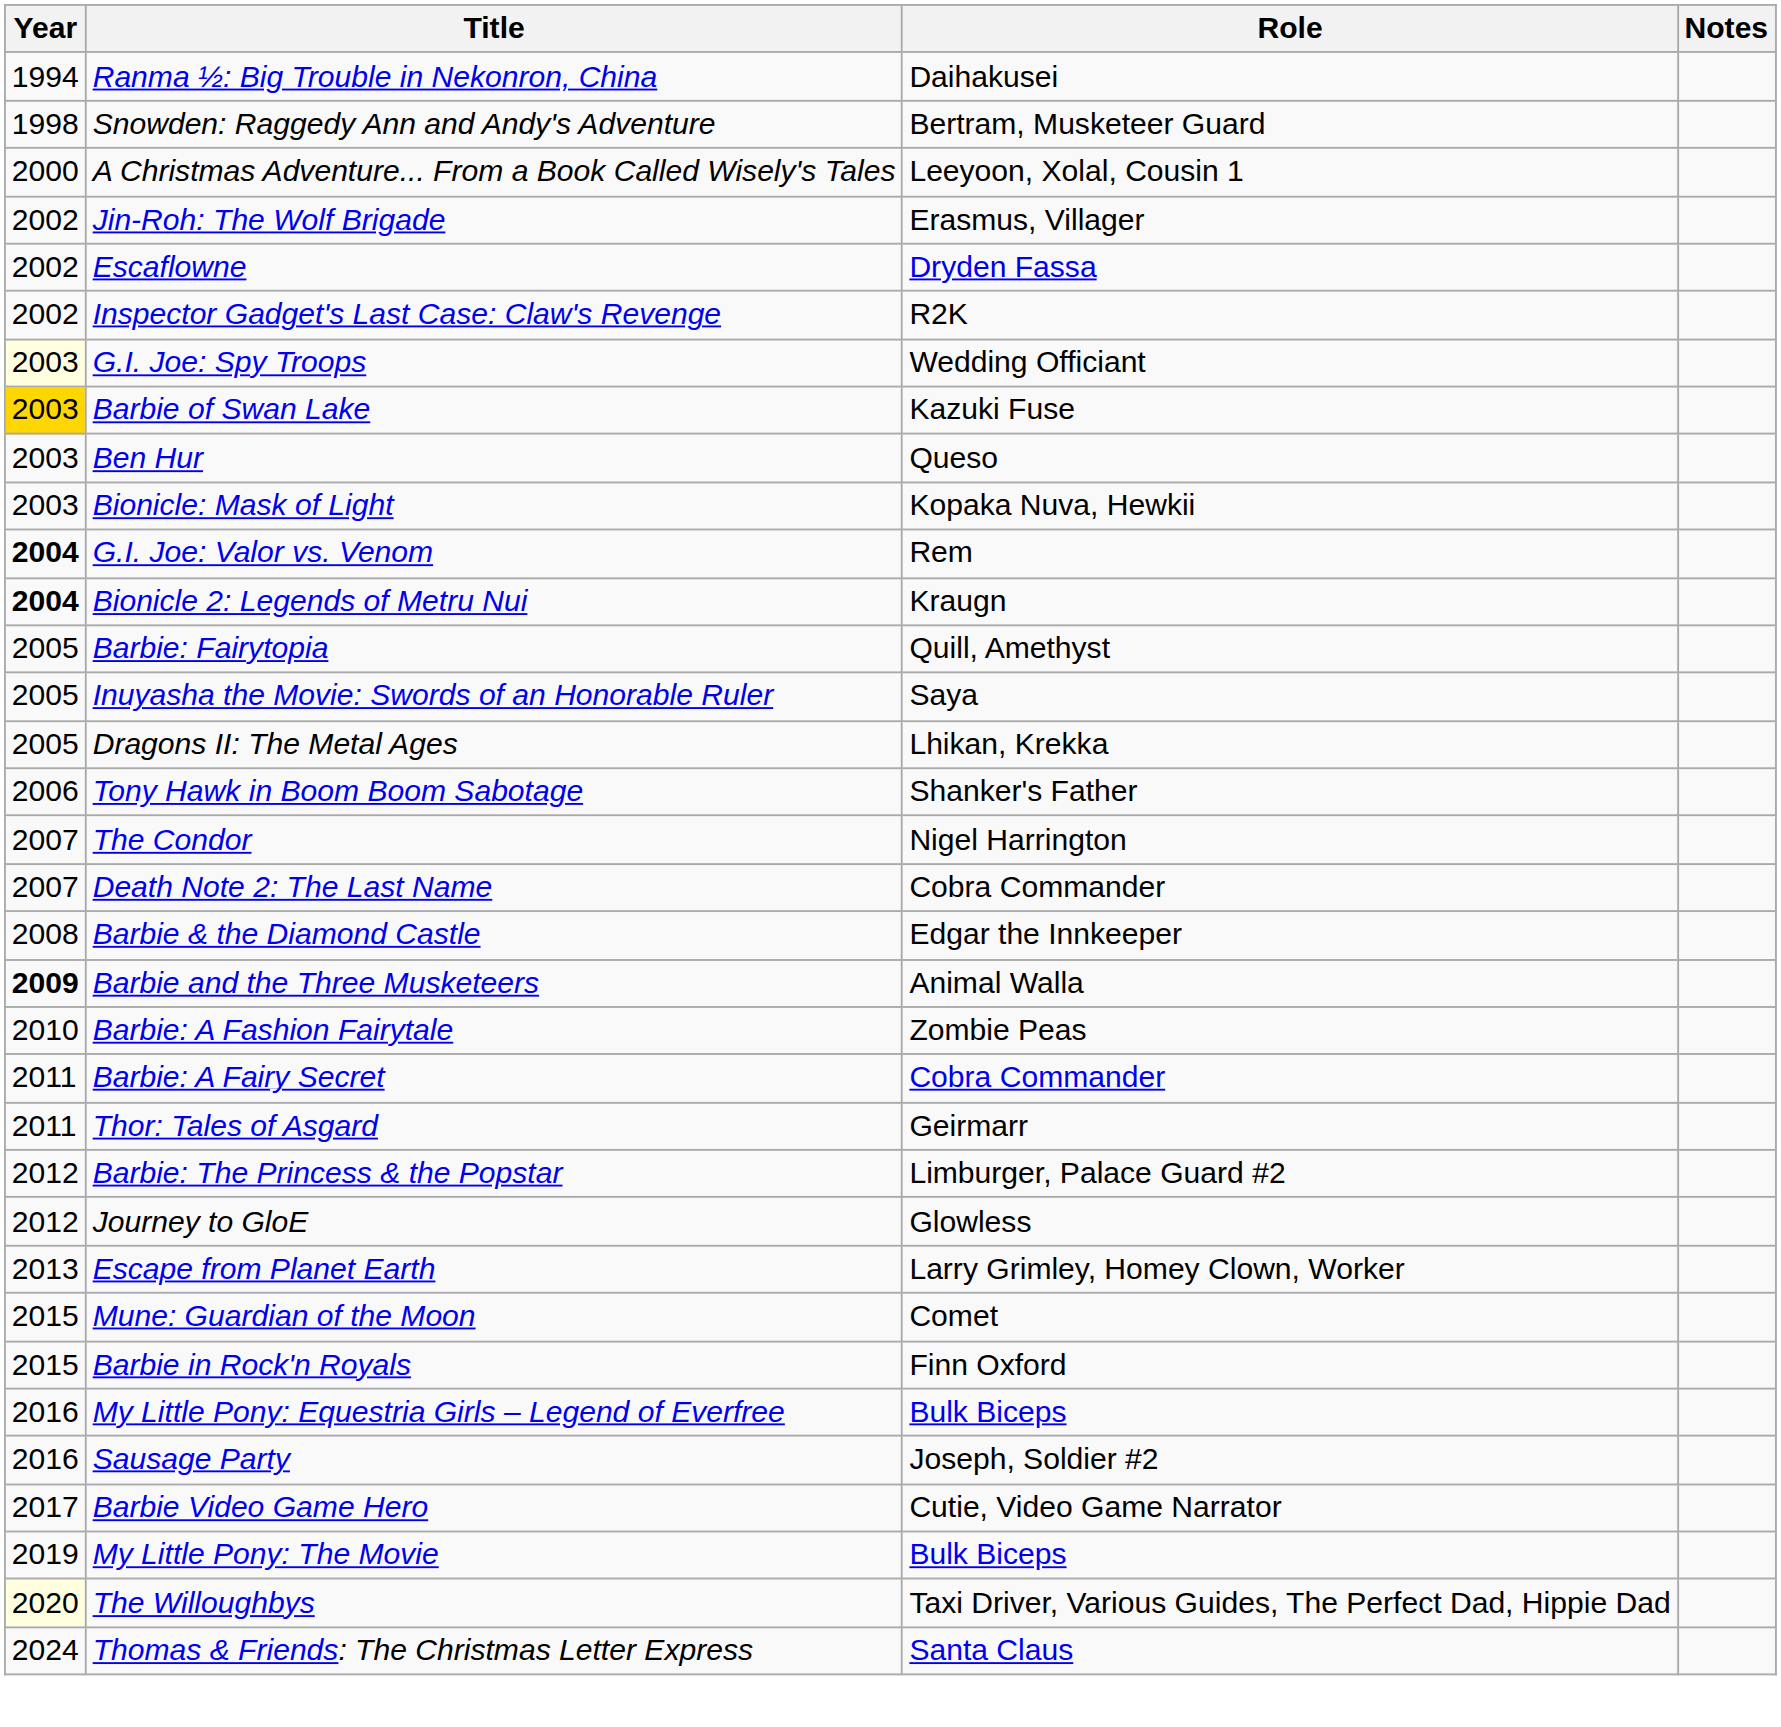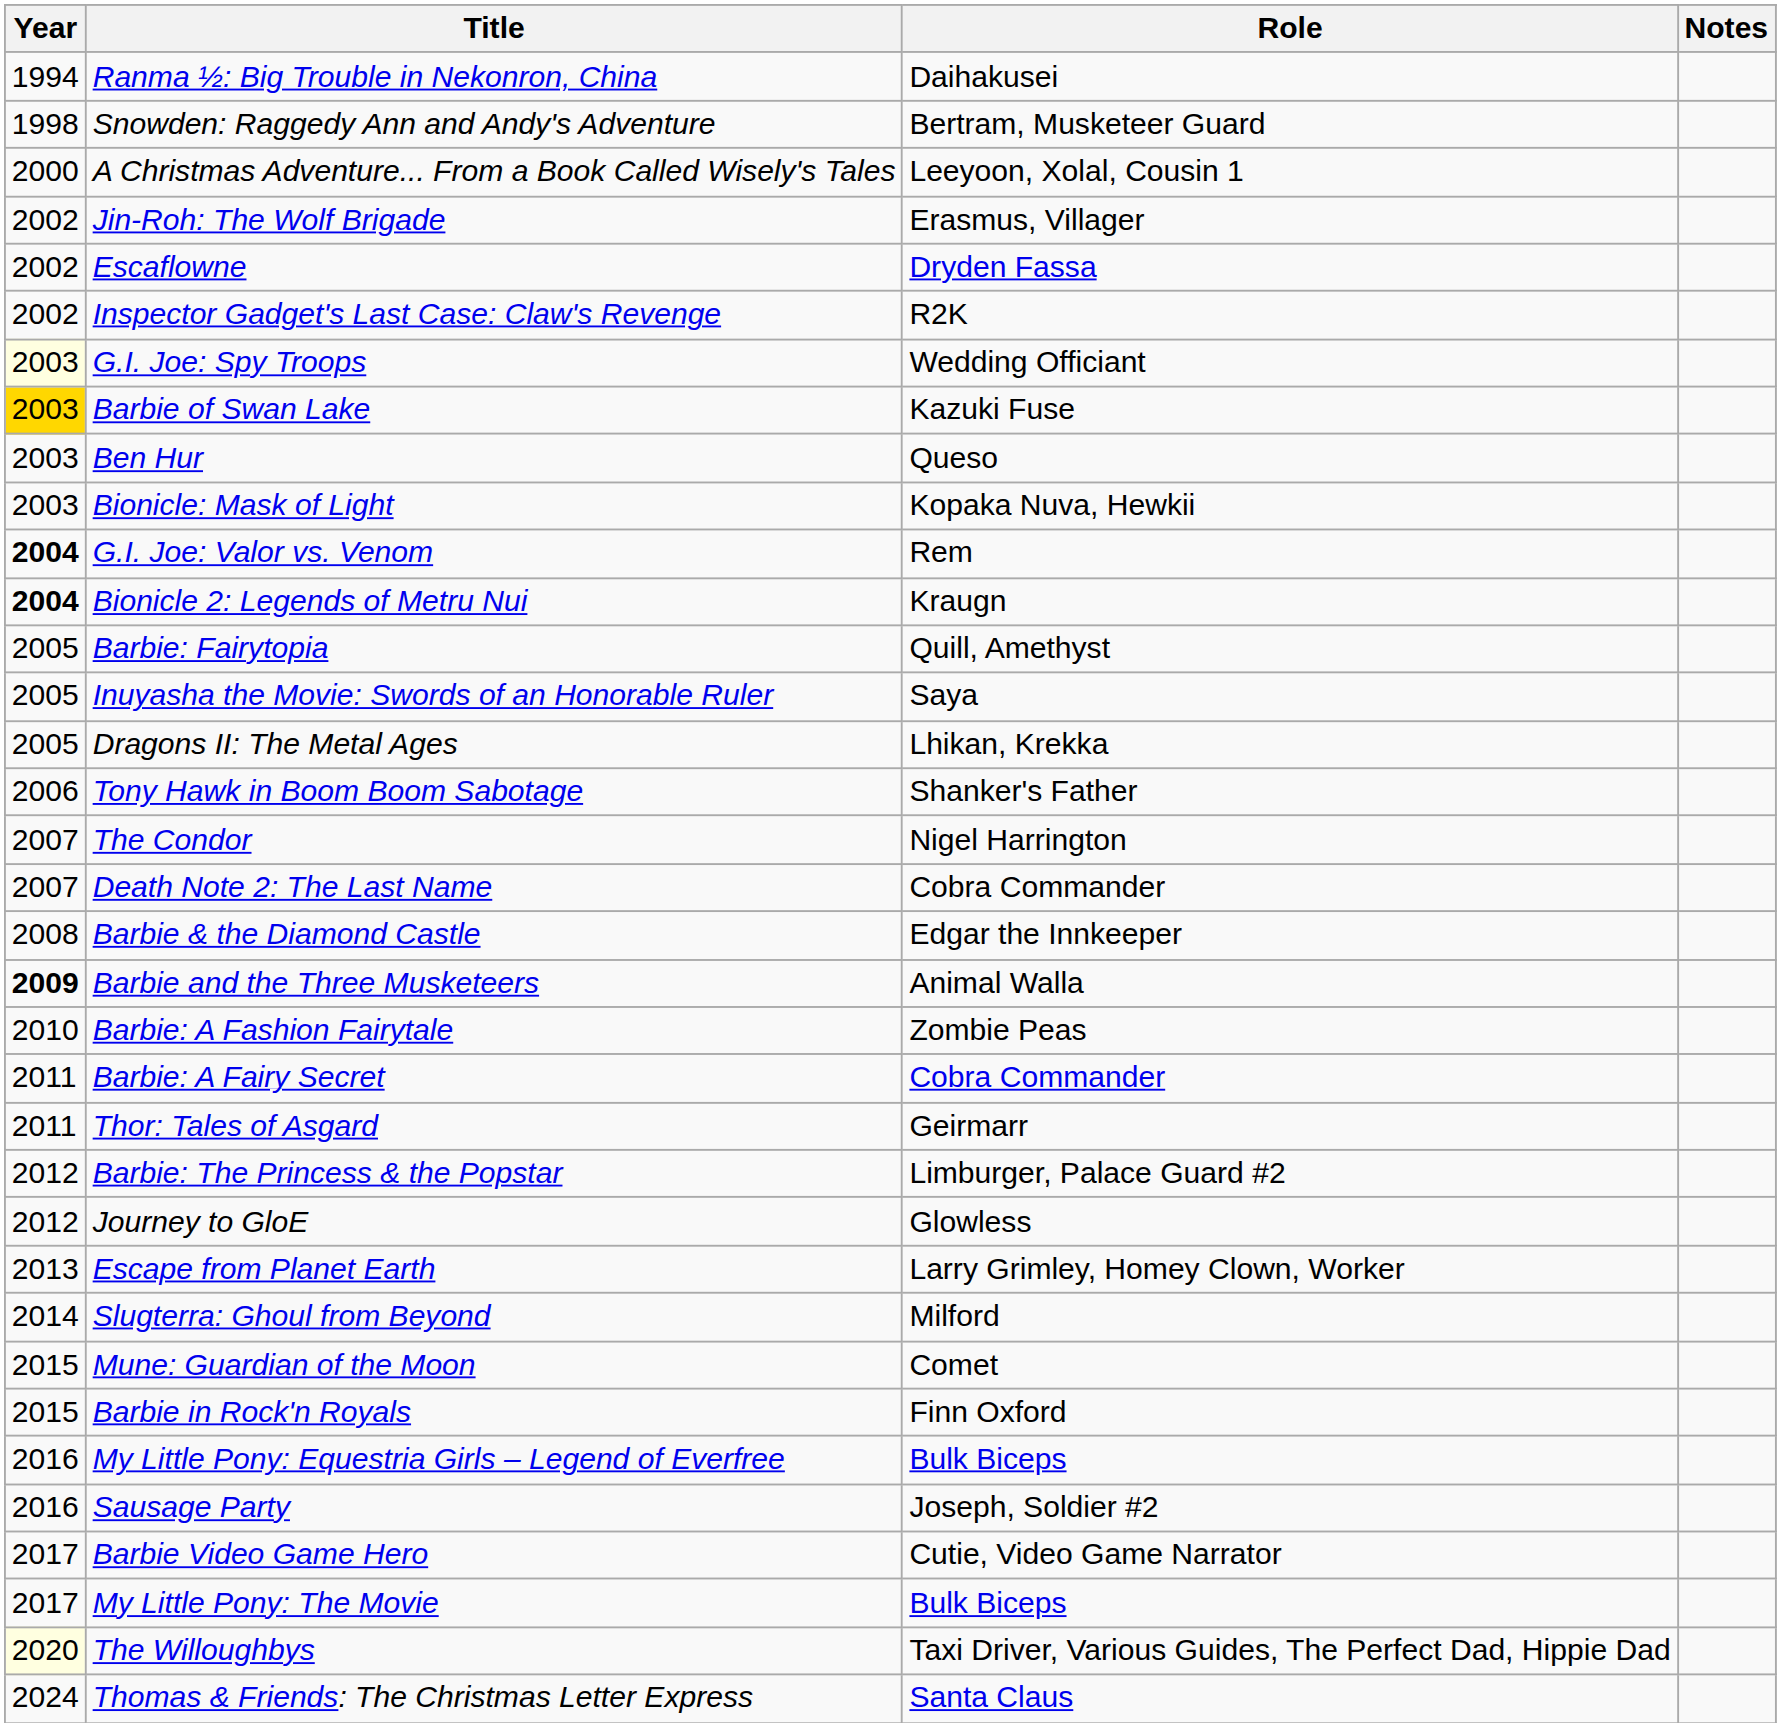+ row: (292, 1316)
(45, 1554) 2019 -> (45, 1602) 2017
